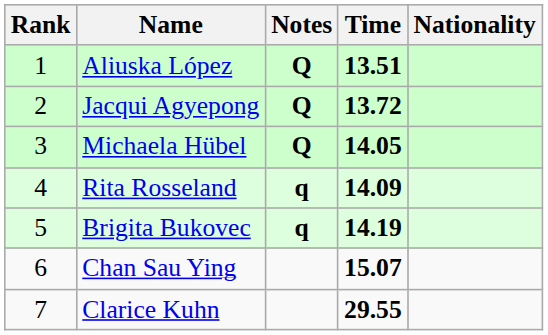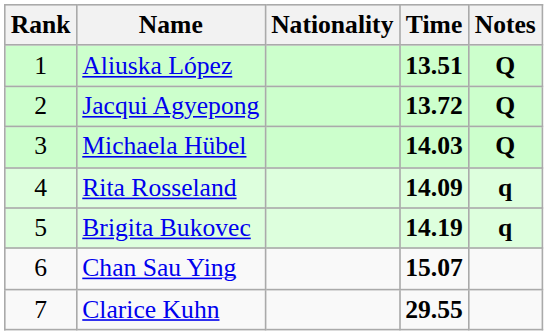columns swapped: (475, 24) <-> (302, 24)
(373, 146) 14.05 -> (434, 146) 14.03
